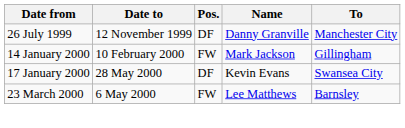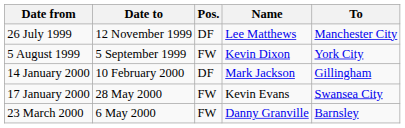(267, 34) Danny Granville -> (261, 34) Lee Matthews
+ row: (44, 53)
(207, 53) FW -> (206, 73) DF
(206, 73) DF -> (207, 93) FW
(261, 93) Lee Matthews -> (267, 113) Danny Granville
